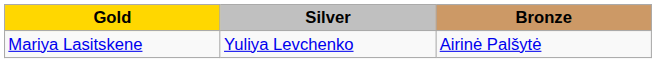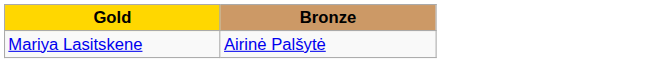- column: (328, 17)
